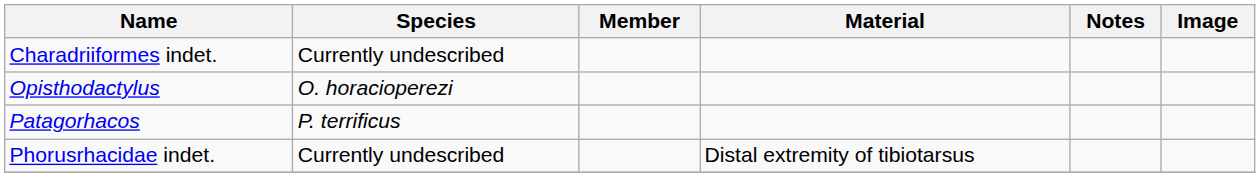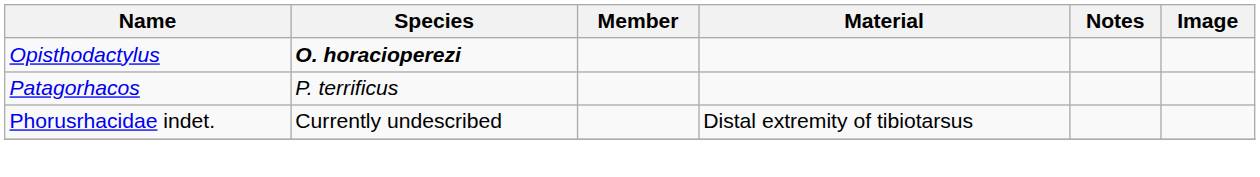- row: (113, 54)
(375, 88) normal -> (378, 54) bold
